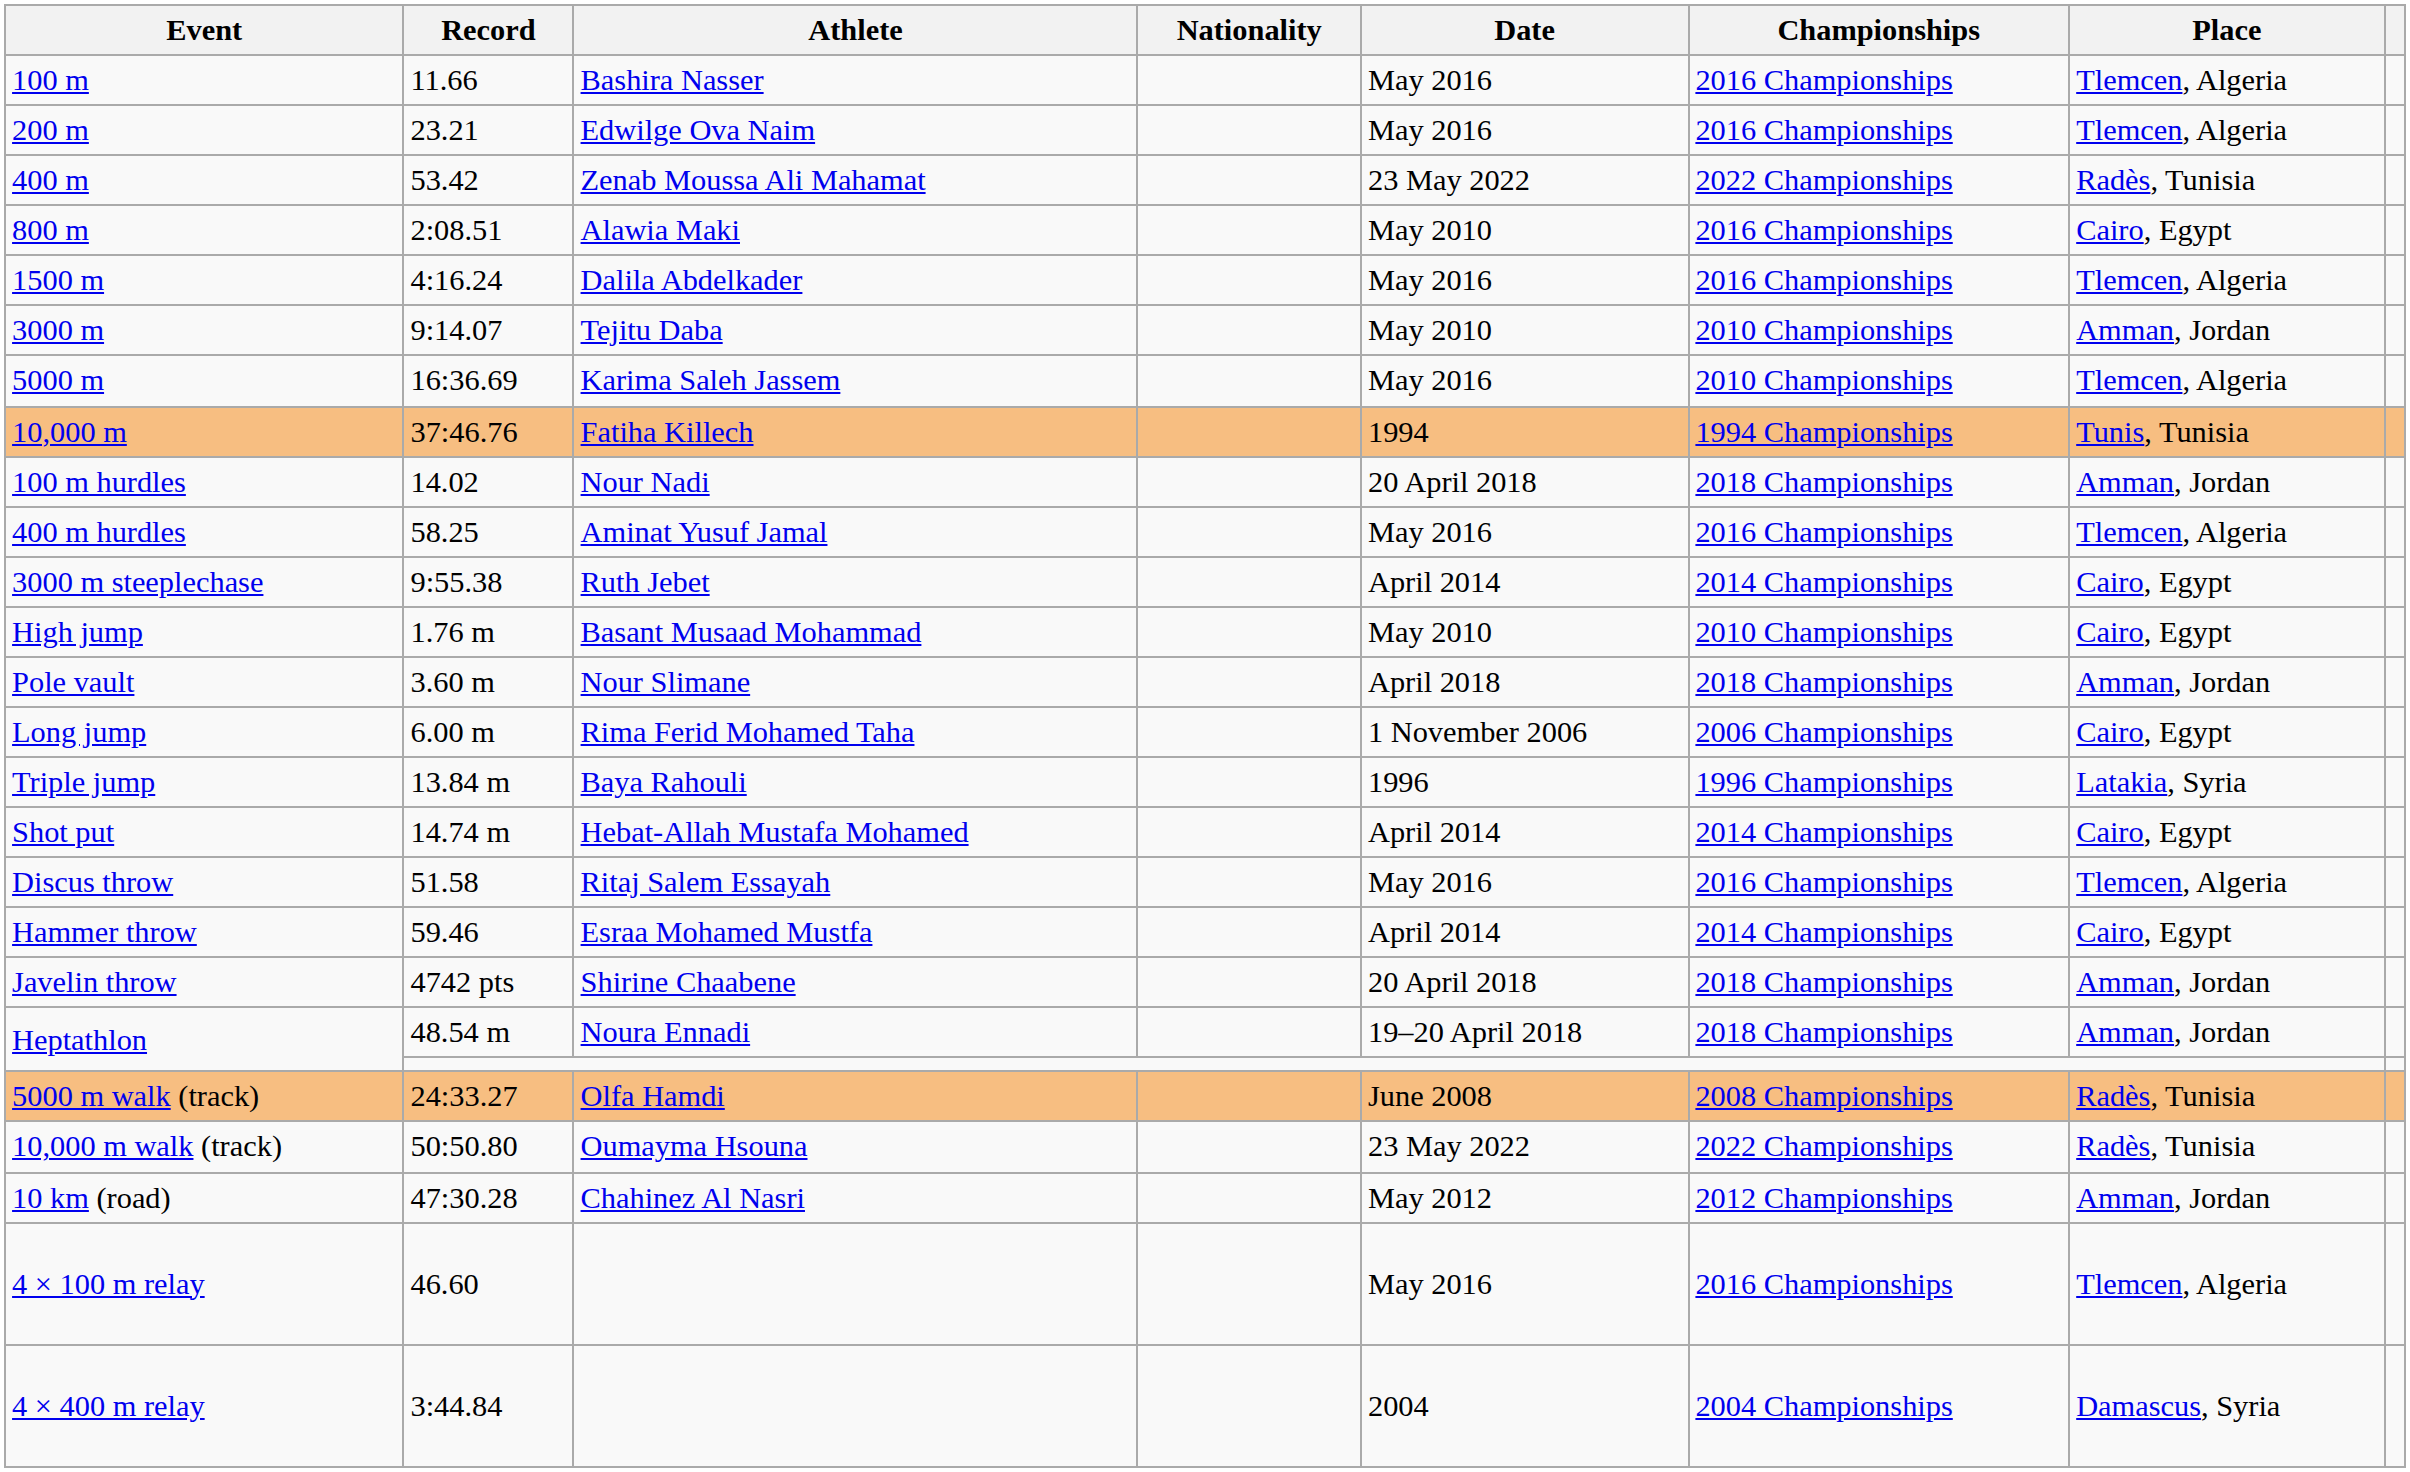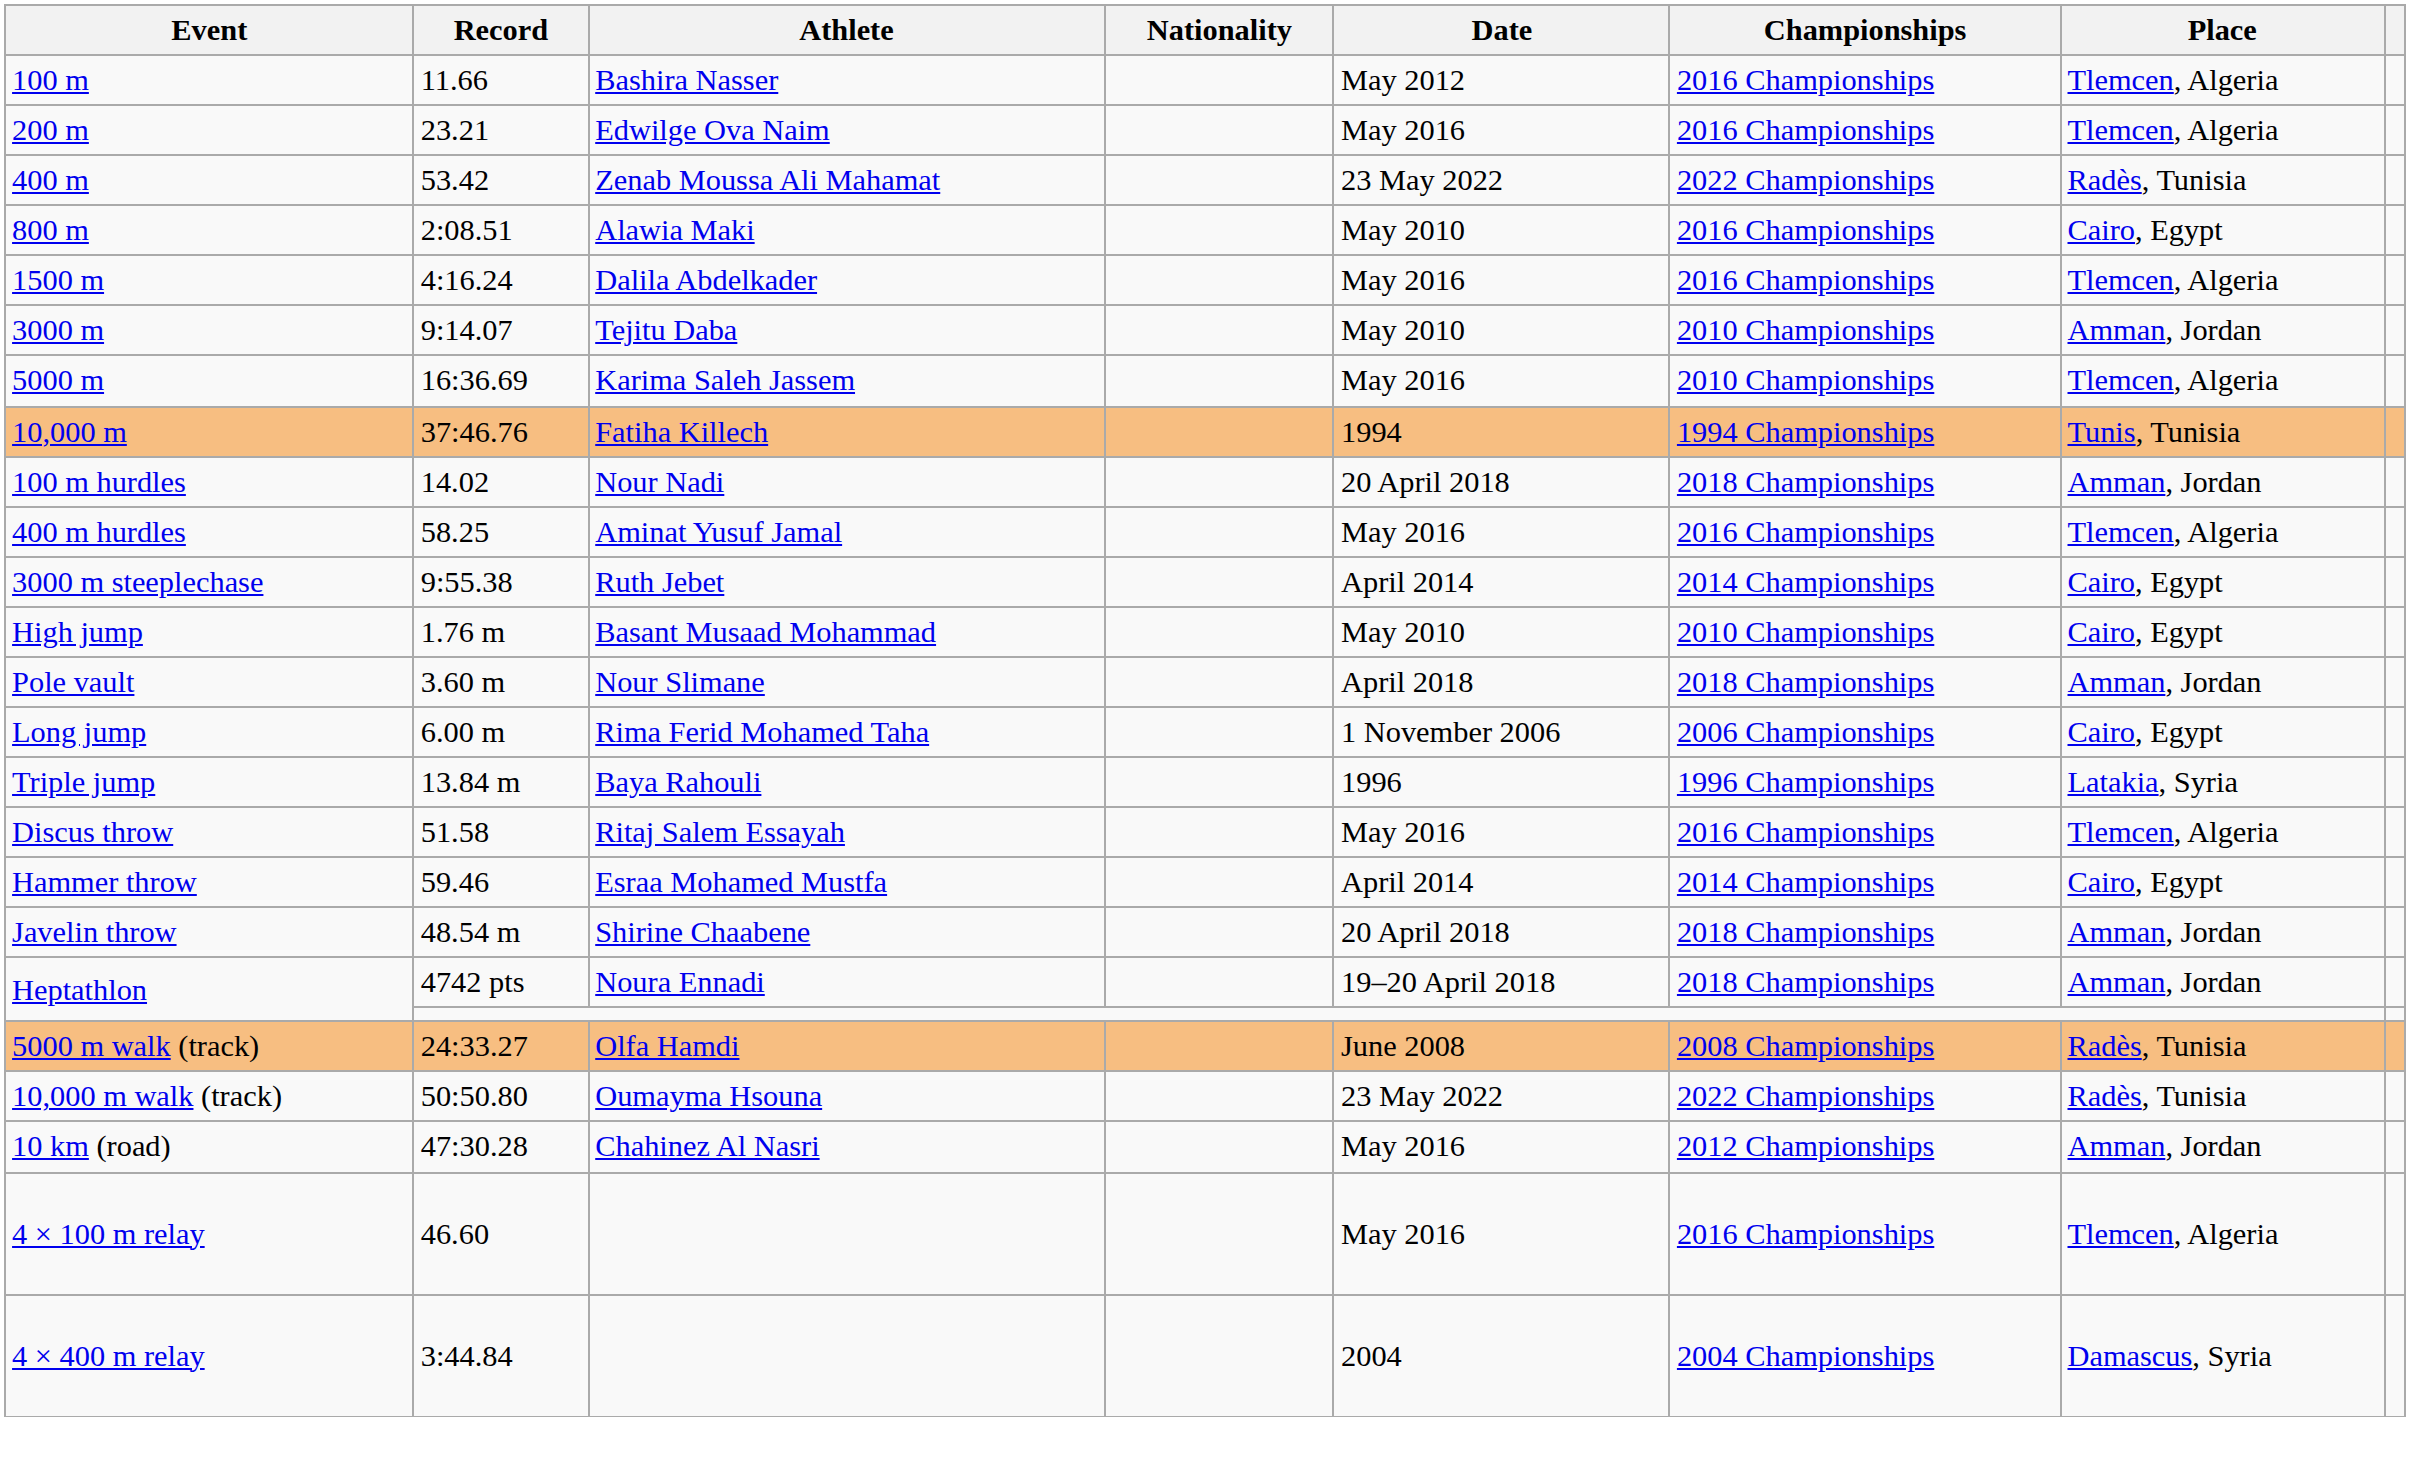(1430, 79) May 2016 -> (1403, 79) May 2012
- row: (63, 831)
(462, 982) 4742 pts -> (471, 932) 48.54 m
(460, 1032) 48.54 m -> (473, 982) 4742 pts
(1430, 1196) May 2012 -> (1403, 1146) May 2016
